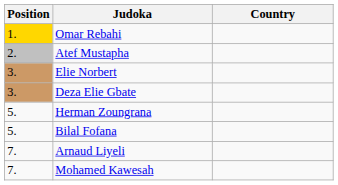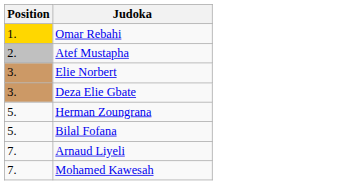- column: (273, 14)
